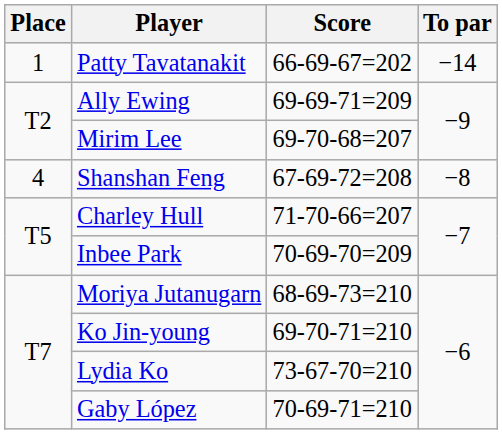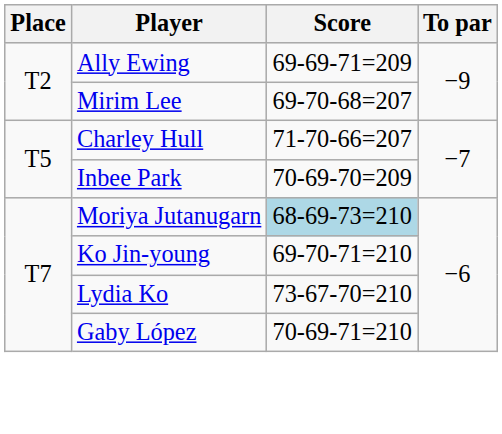- row: (161, 62)
- row: (151, 178)
(342, 293) no background -> (342, 216) lightblue background
